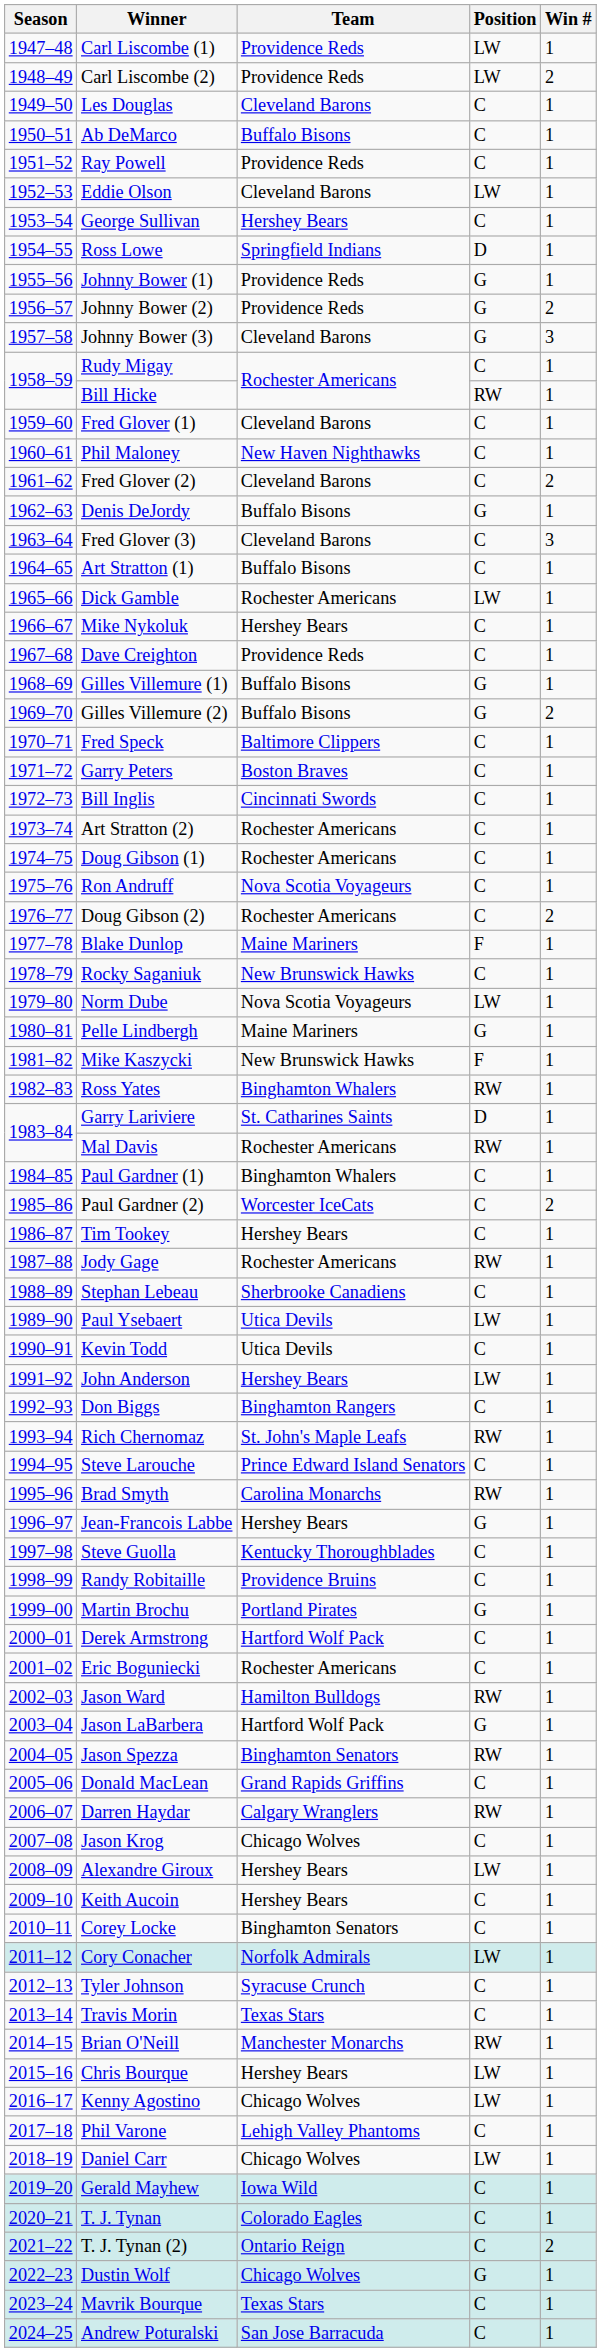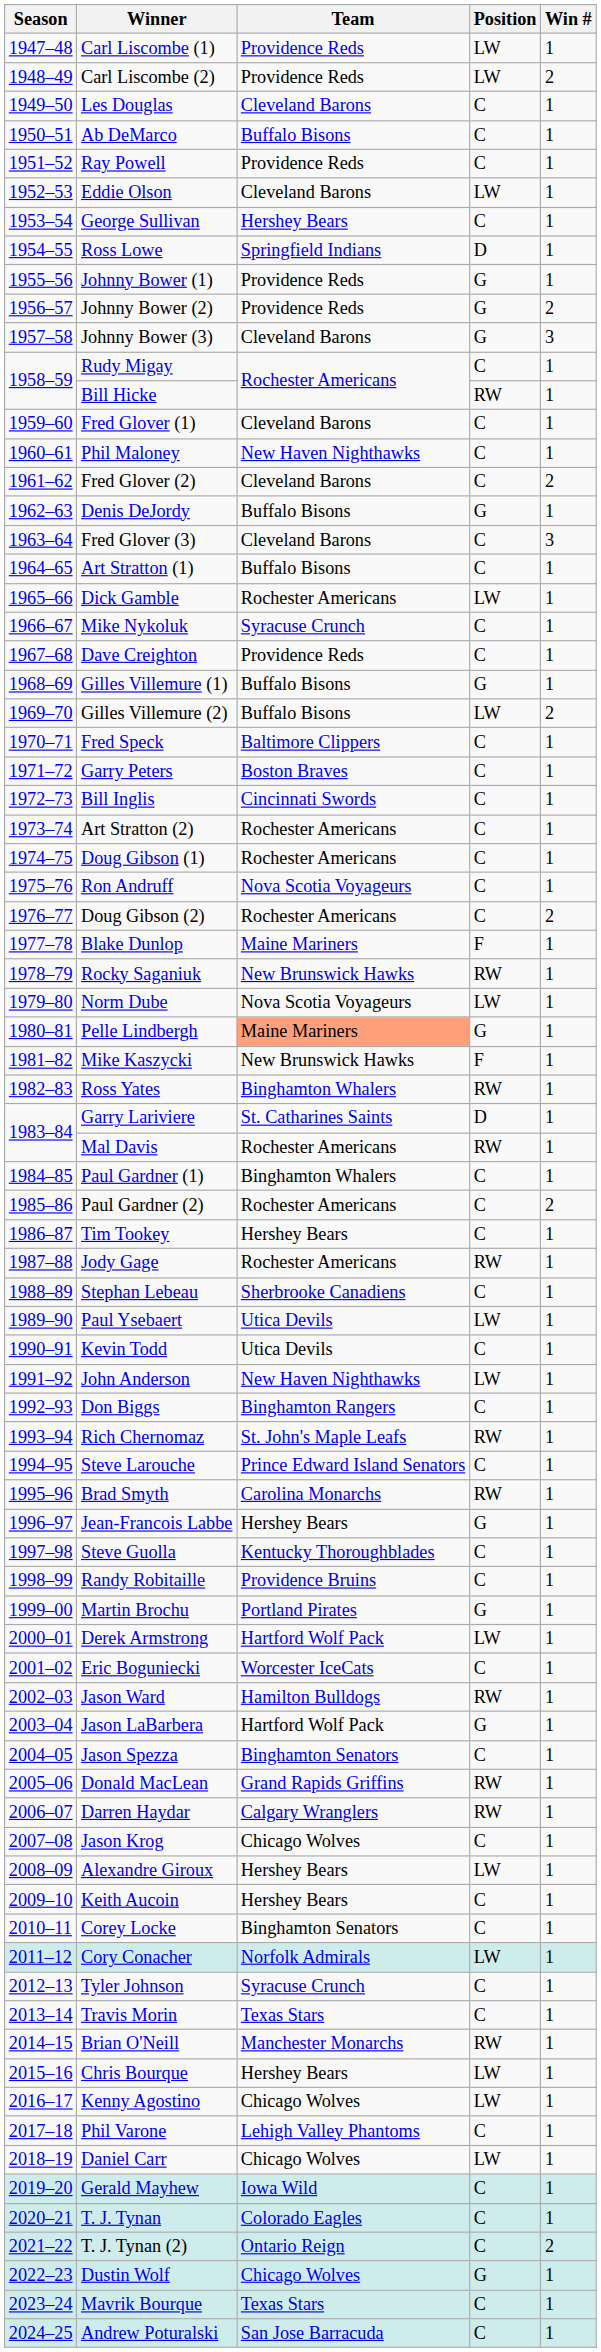(294, 626) Hershey Bears -> (303, 626) Syracuse Crunch
(480, 713) G -> (487, 713) LW
(480, 973) C -> (488, 973) RW
(299, 1031) no background -> (299, 1031) lightsalmon background
(307, 1204) Worcester IceCats -> (319, 1204) Rochester Americans
(294, 1378) Hershey Bears -> (331, 1378) New Haven Nighthawks
(480, 1638) C -> (487, 1638) LW
(319, 1667) Rochester Americans -> (307, 1667) Worcester IceCats
(488, 1754) RW -> (480, 1754) C
(480, 1783) C -> (488, 1783) RW
